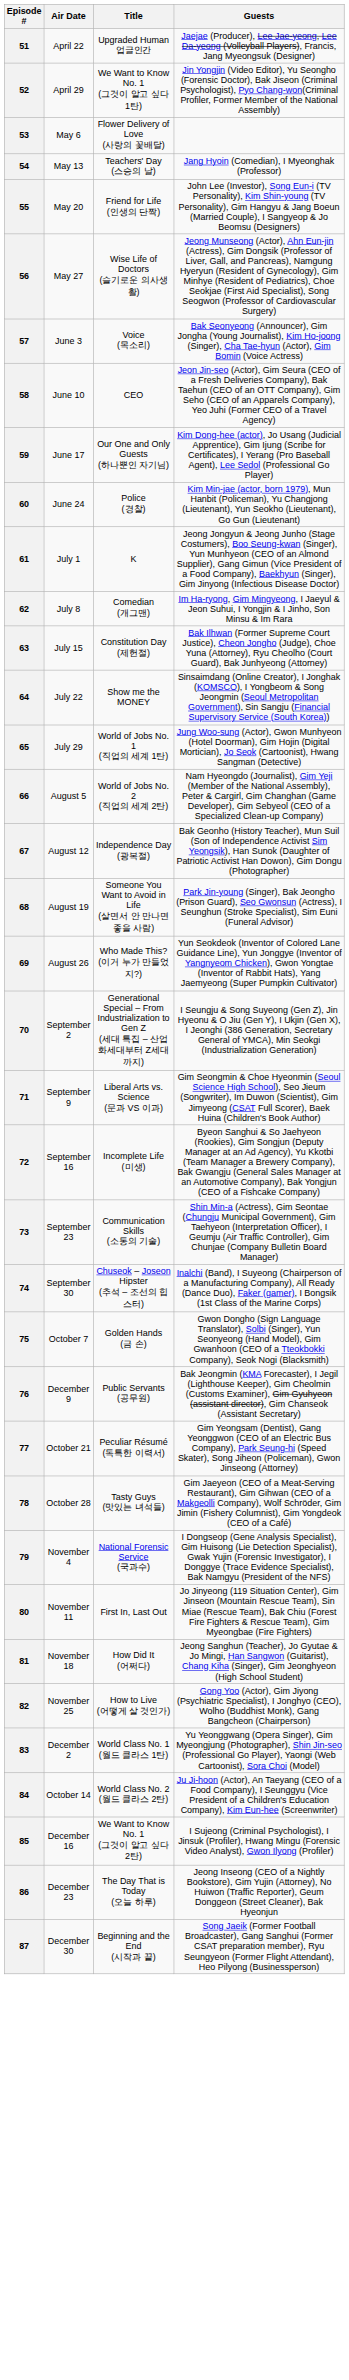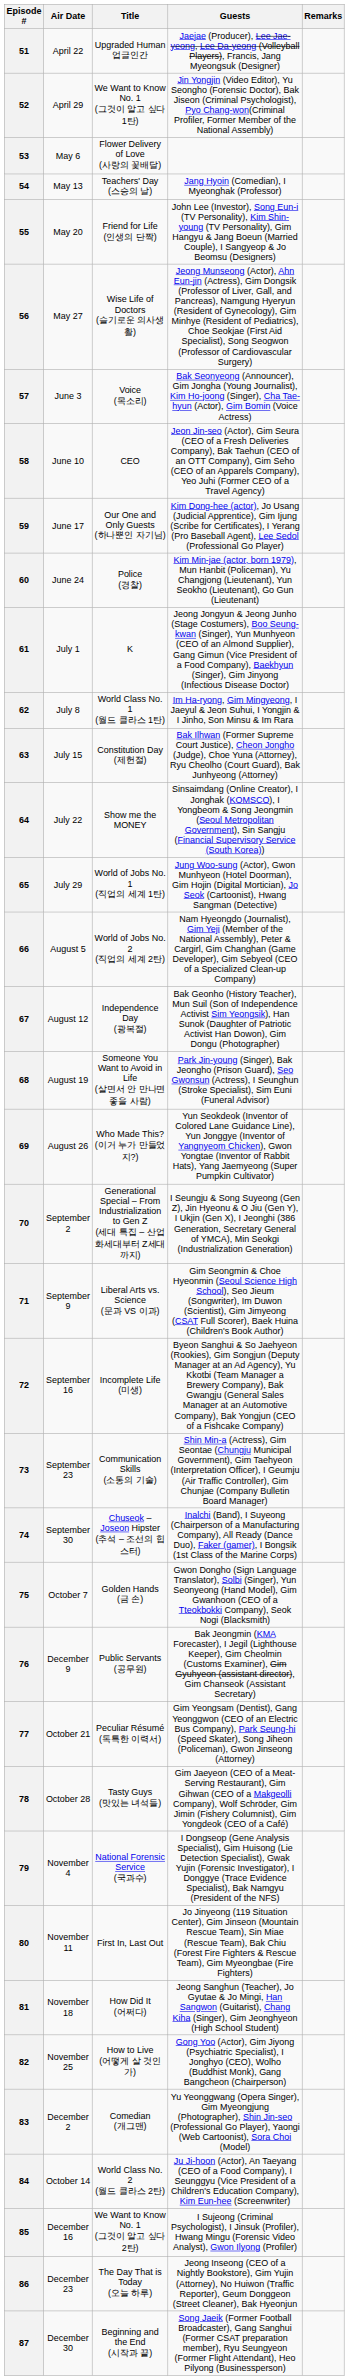+ column: (323, 16)
(134, 608) Comedian (개그맨) -> (130, 709) World Class No. 1 (월드 클라스 1탄)
(134, 1750) World Class No. 1 (월드 클라스 1탄) -> (130, 2121) Comedian (개그맨)
